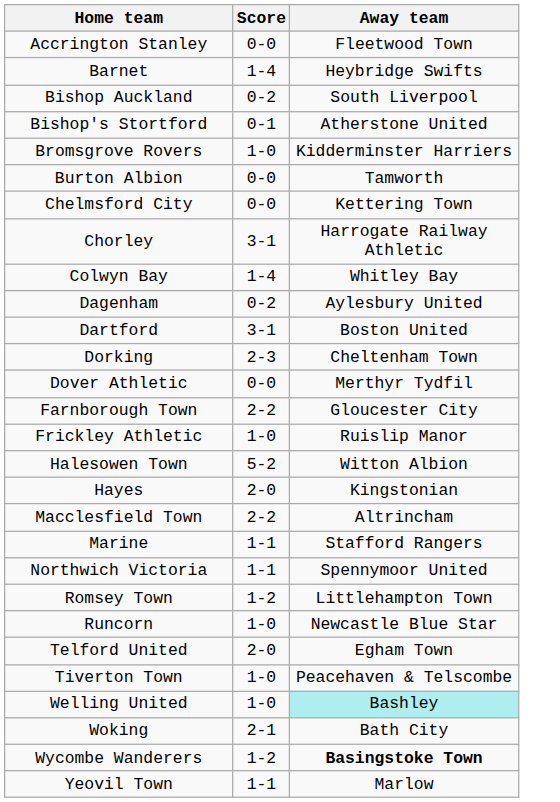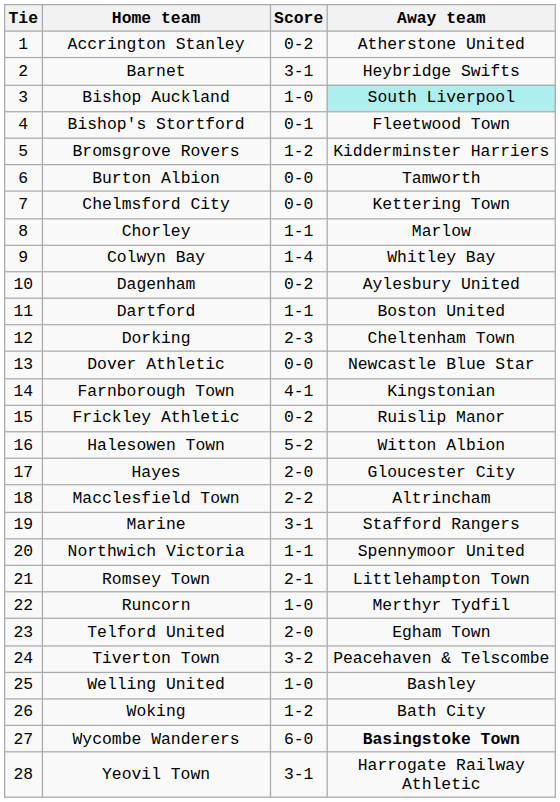+ column: (23, 18)
(261, 45) 0-0 -> (299, 45) 0-2
(404, 45) Fleetwood Town -> (441, 45) Atherstone United
(261, 71) 1-4 -> (299, 71) 3-1
(261, 98) 0-2 -> (299, 98) 1-0
(404, 98) no background -> (441, 98) paleturquoise background
(404, 125) Atherstone United -> (441, 125) Fleetwood Town
(261, 151) 1-0 -> (299, 151) 1-2
(261, 241) 3-1 -> (299, 232) 1-1
(404, 241) Harrogate Railway Athletic -> (441, 232) Marlow
(261, 331) 3-1 -> (299, 312) 1-1
(404, 384) Merthyr Tydfil -> (441, 365) Newcastle Blue Star
(261, 411) 2-2 -> (299, 392) 4-1
(404, 411) Gloucester City -> (441, 392) Kingstonian
(261, 437) 1-0 -> (299, 418) 0-2
(404, 491) Kingstonian -> (441, 472) Gloucester City
(261, 544) 1-1 -> (299, 525) 3-1
(261, 597) 1-2 -> (299, 579) 2-1
(404, 624) Newcastle Blue Star -> (441, 605) Merthyr Tydfil
(261, 678) 1-0 -> (299, 659) 3-2
(404, 704) paleturquoise background -> (441, 685) no background
(261, 731) 2-1 -> (299, 712) 1-2
(261, 758) 1-2 -> (299, 739) 6-0
(261, 784) 1-1 -> (299, 775) 3-1
(404, 784) Marlow -> (441, 775) Harrogate Railway Athletic
